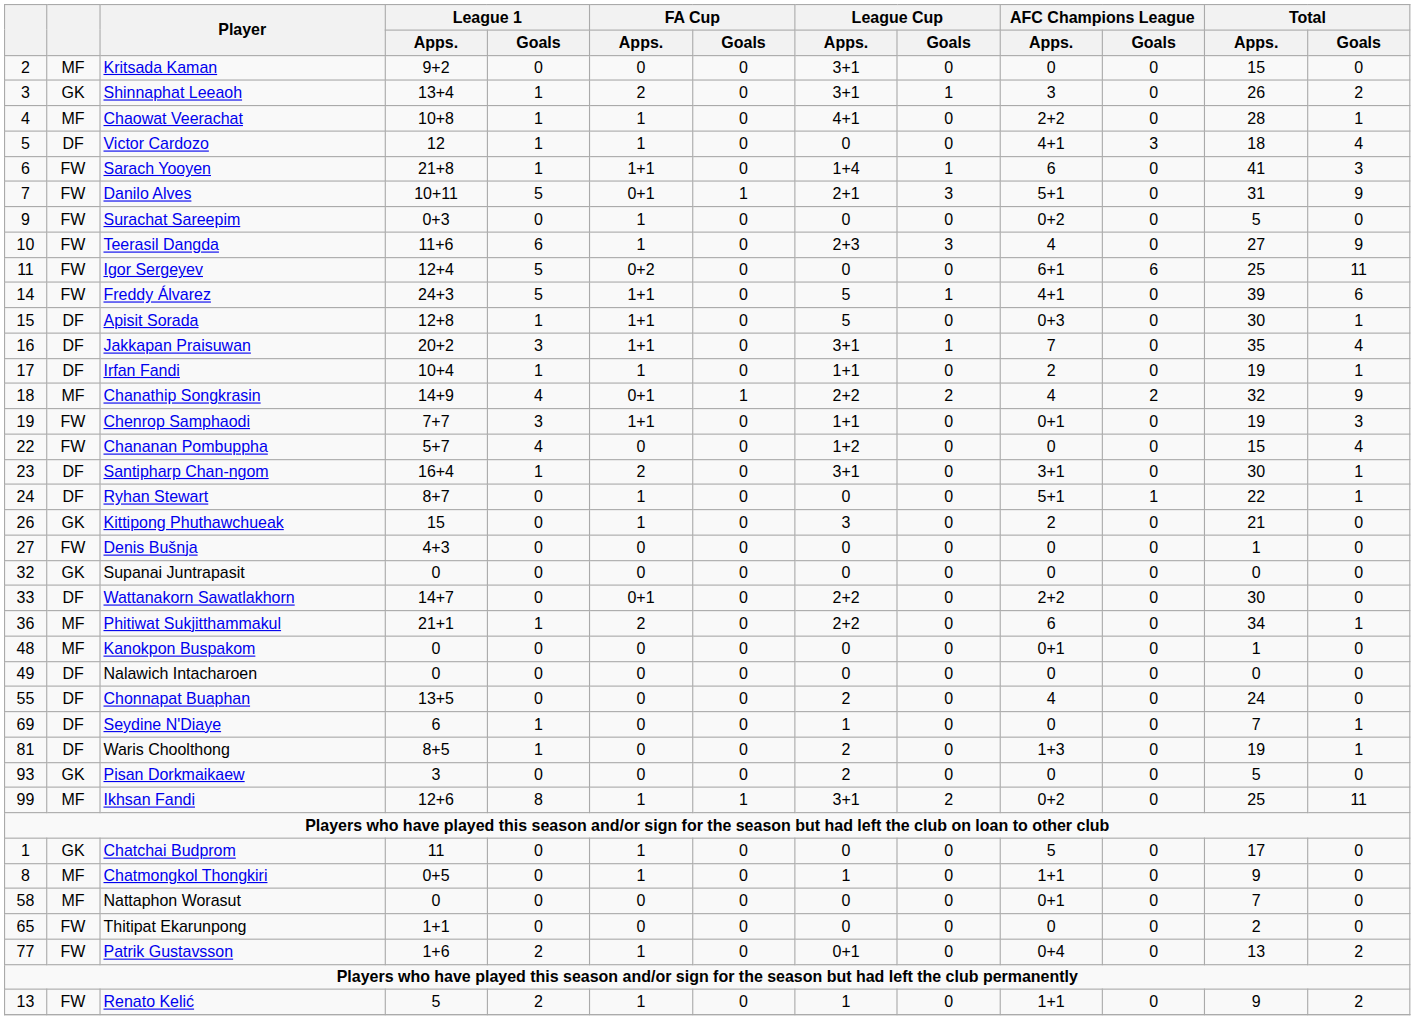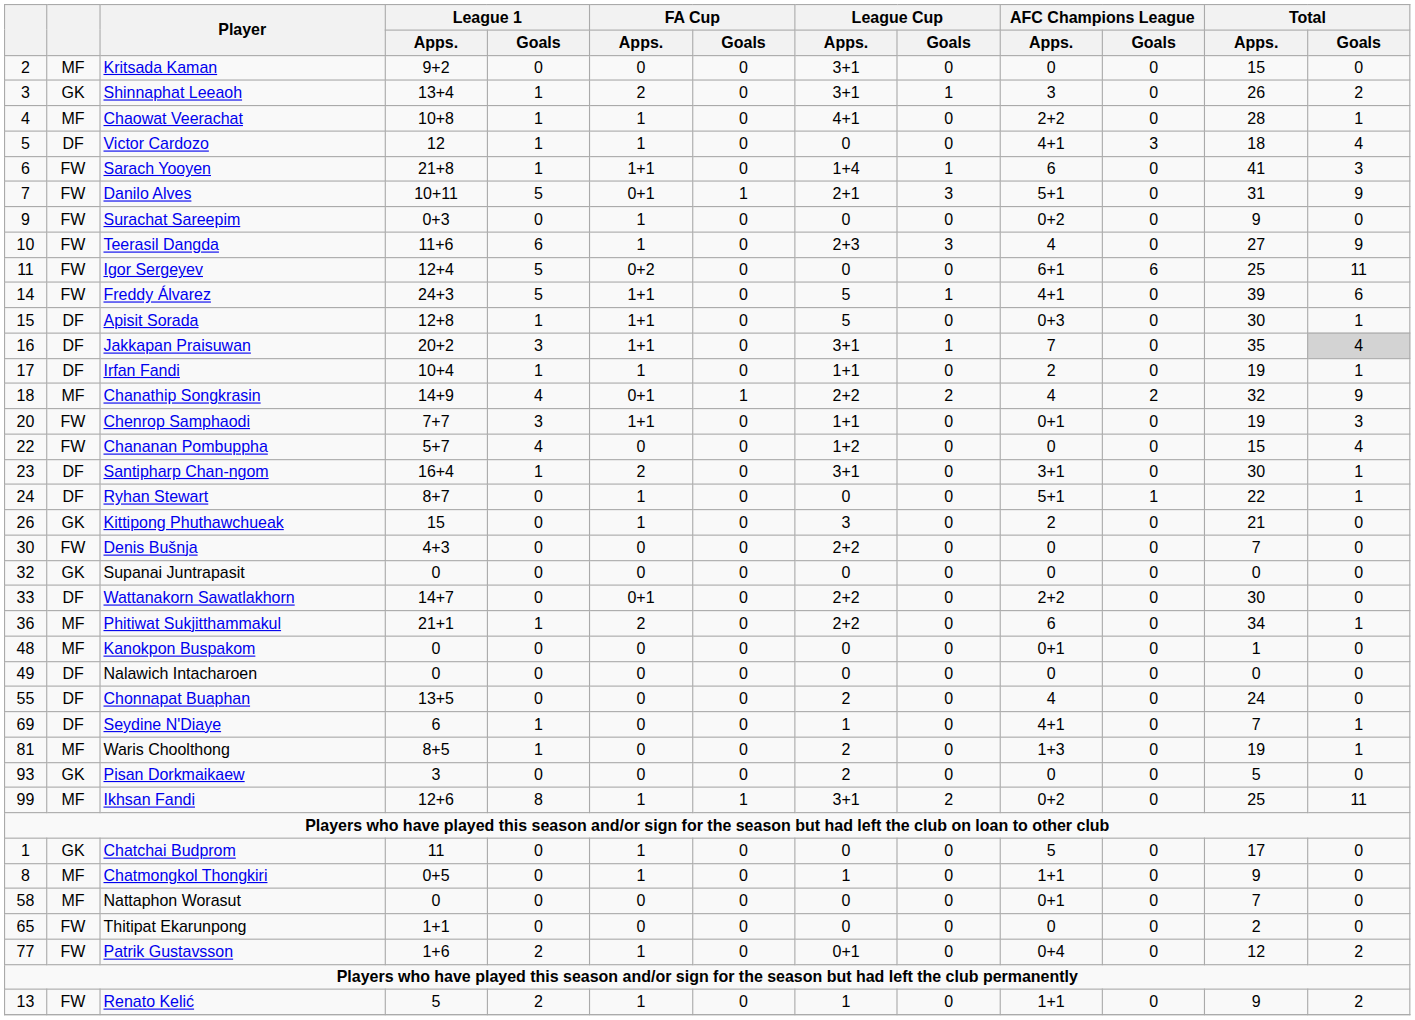(1256, 220) 5 -> (1256, 220) 9
(1359, 346) no background -> (1359, 346) lightgrey background
(25, 422) 19 -> (25, 422) 20
(25, 548) 27 -> (25, 548) 30
(846, 548) 0 -> (846, 548) 2+2
(1256, 548) 1 -> (1256, 548) 7
(1051, 725) 0 -> (1051, 725) 4+1
(73, 750) DF -> (73, 750) MF
(1256, 952) 13 -> (1256, 952) 12
